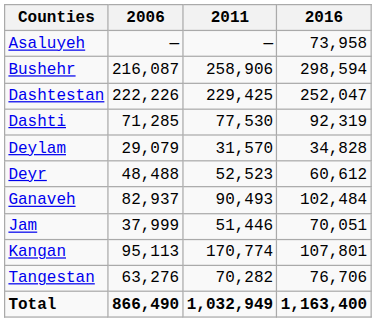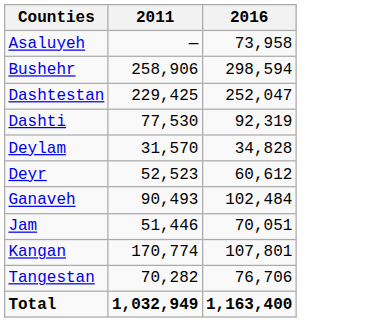- column: (146, 18)
